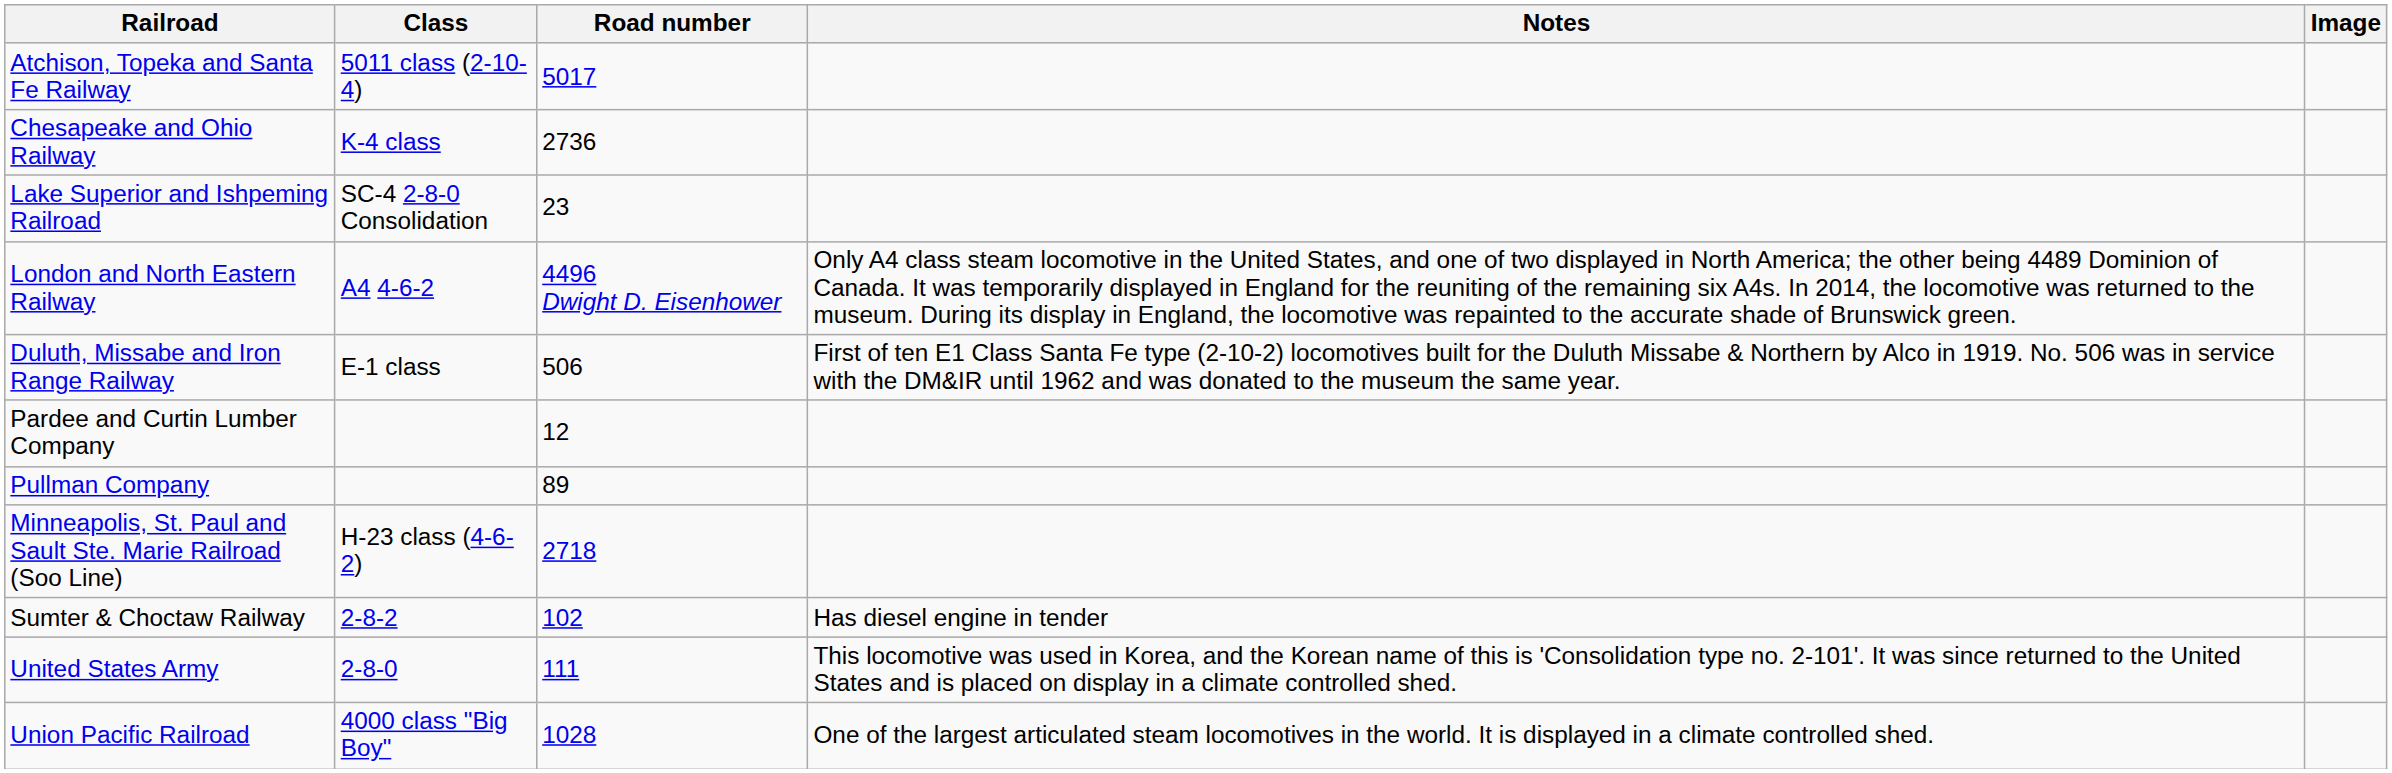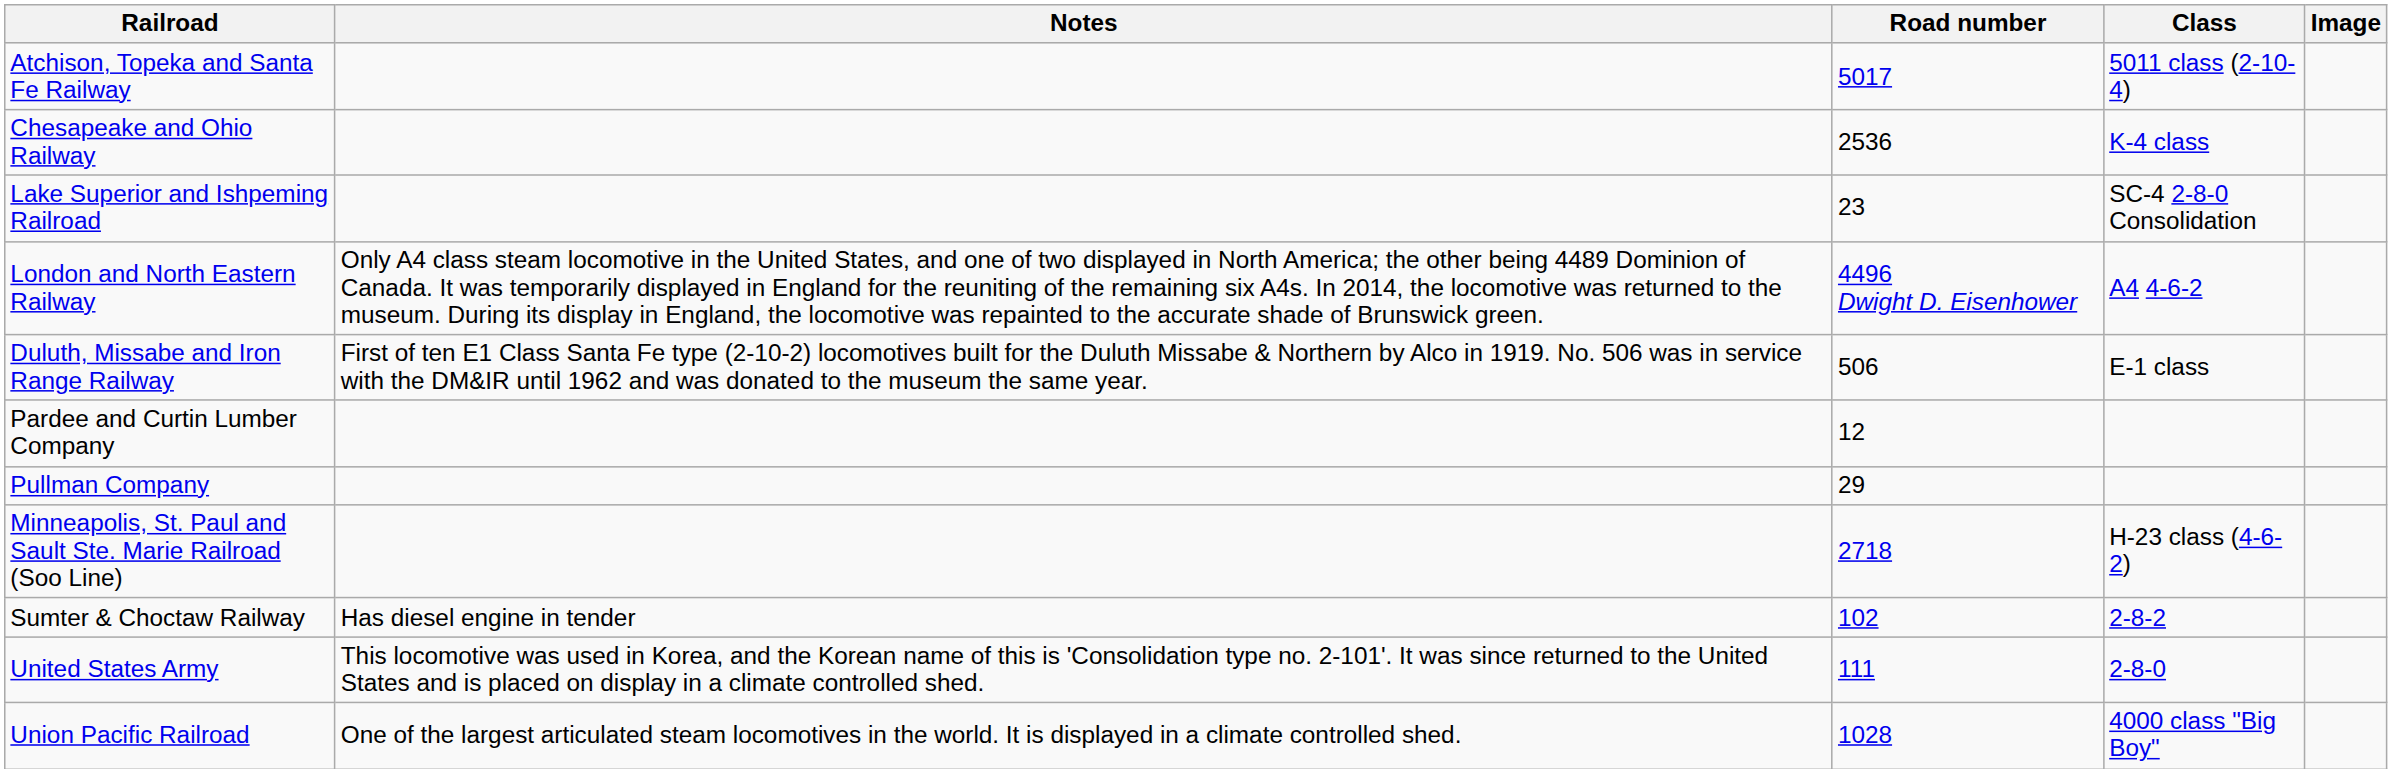columns swapped: (436, 23) <-> (1556, 23)
(569, 141) 2736 -> (1865, 141) 2536
(556, 485) 89 -> (1852, 485) 29
